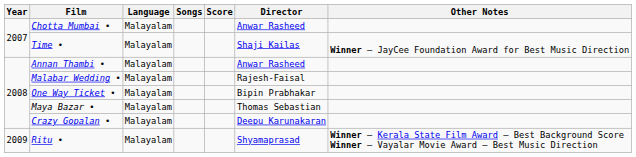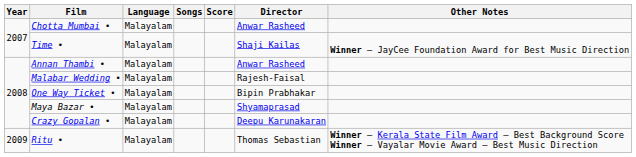(279, 107) Thomas Sebastian -> (268, 107) Shyamaprasad
(268, 140) Shyamaprasad -> (279, 140) Thomas Sebastian
